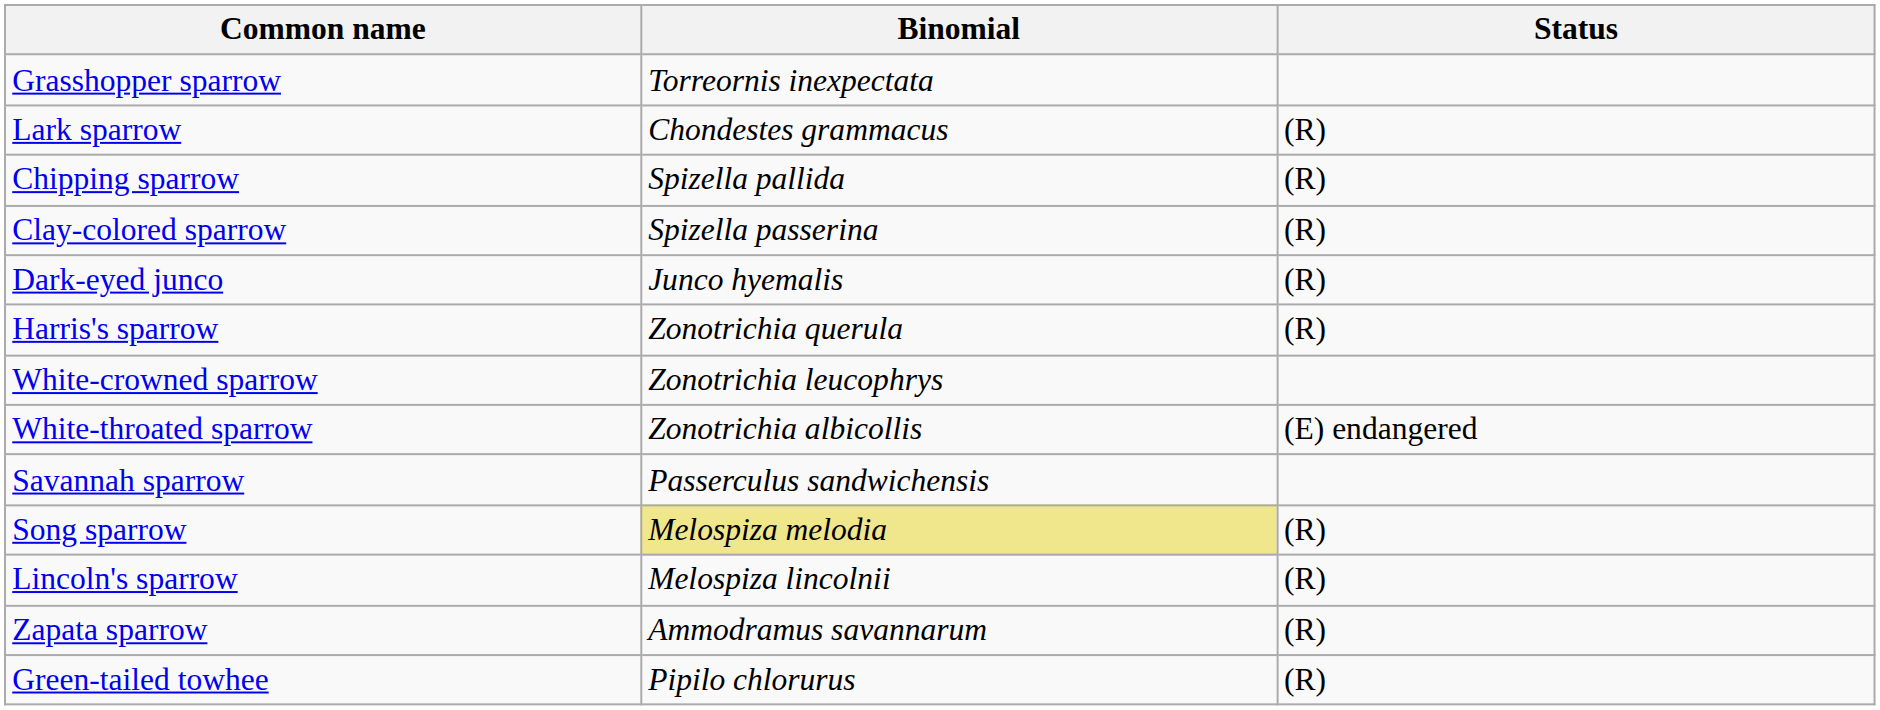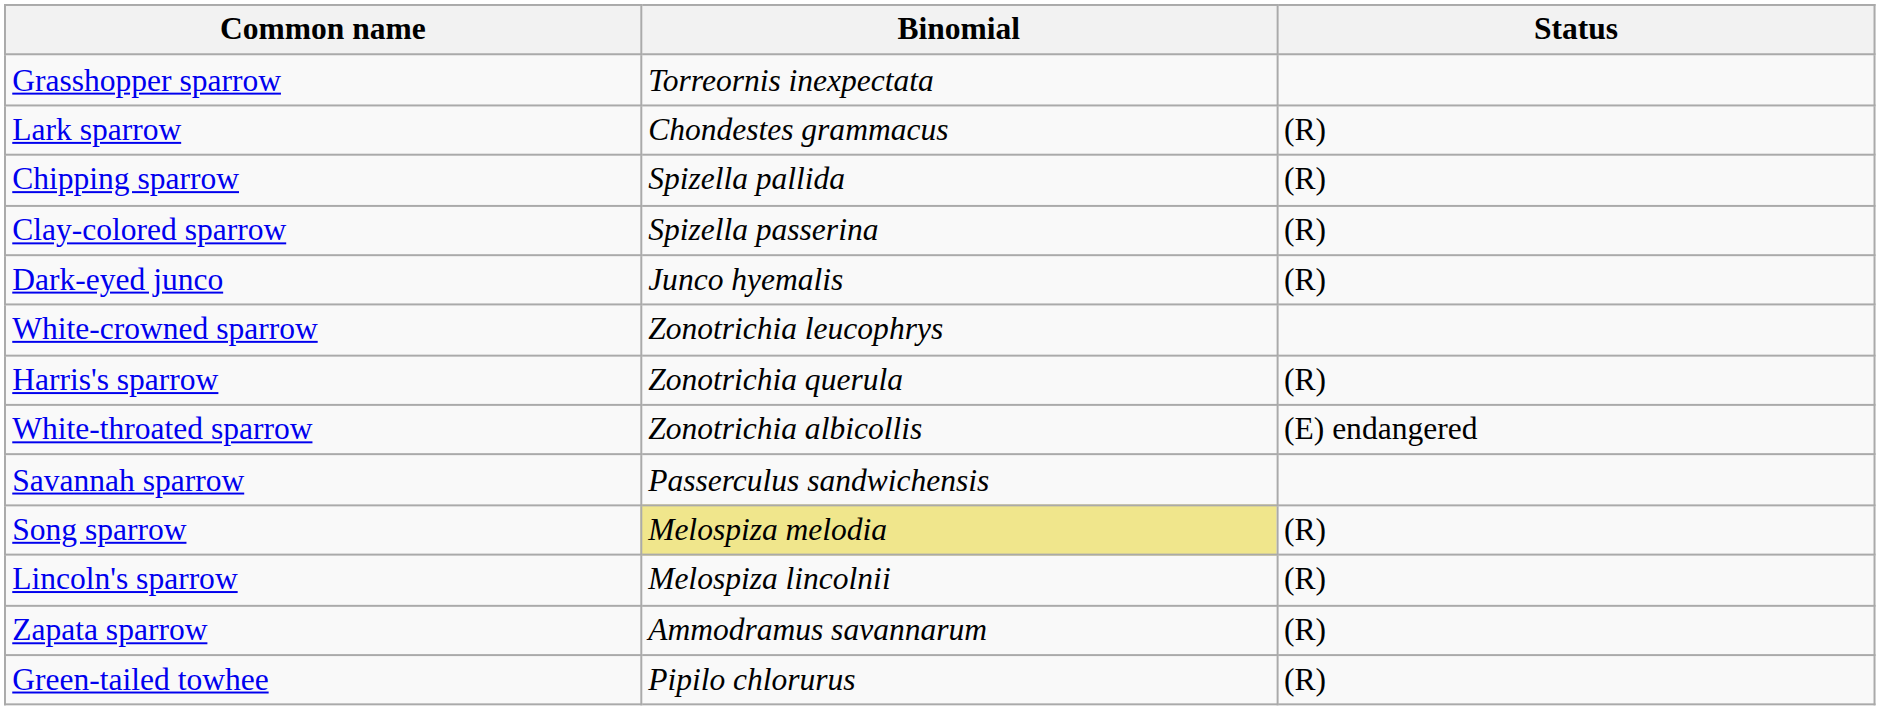rows swapped: (165, 379) <-> (115, 329)
